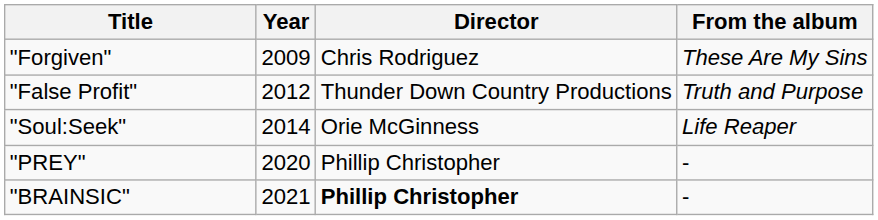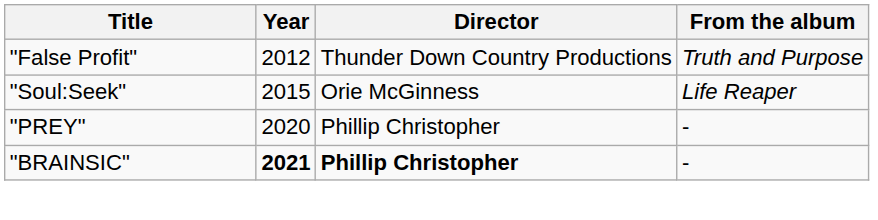- row: (61, 57)
(286, 127) 2014 -> (286, 92) 2015
(286, 197) normal -> (286, 162) bold
